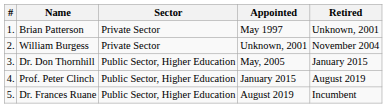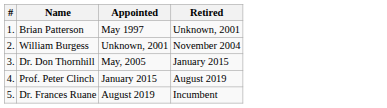- column: (168, 12)
